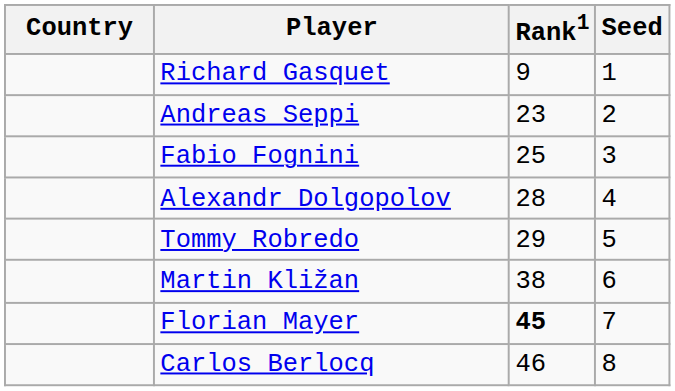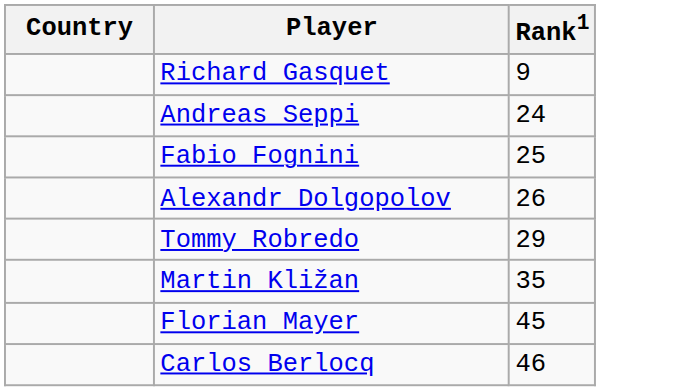- column: (632, 29)
(531, 115) 23 -> (531, 115) 24
(531, 198) 28 -> (531, 198) 26
(531, 281) 38 -> (531, 281) 35
(531, 323) bold -> (531, 323) normal
